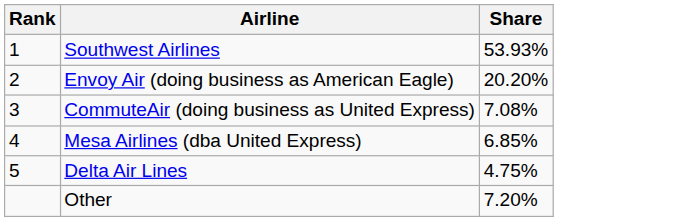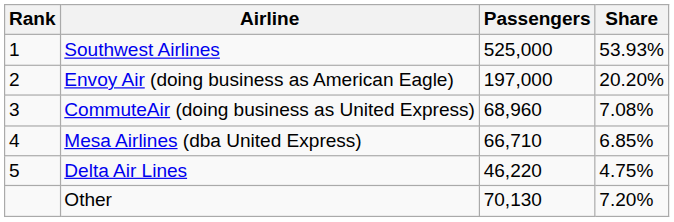+ column: (537, 19)
